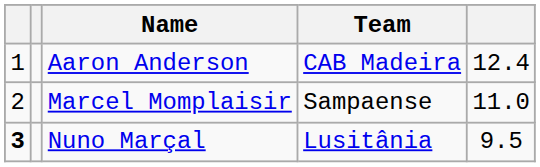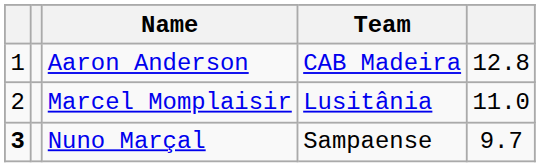(501, 63) 12.4 -> (501, 63) 12.8
(368, 102) Sampaense -> (368, 102) Lusitânia
(368, 141) Lusitânia -> (368, 141) Sampaense
(501, 141) 9.5 -> (501, 141) 9.7
